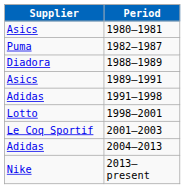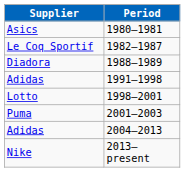(19, 46) Puma -> (50, 46) Le Coq Sportif
- row: (134, 80)
(50, 130) Le Coq Sportif -> (19, 113) Puma
